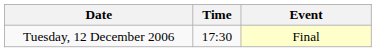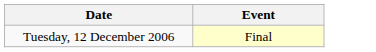- column: (217, 15)
